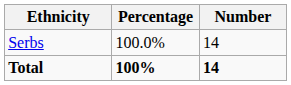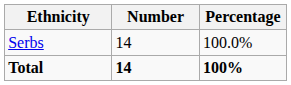columns swapped: (243, 17) <-> (156, 17)
